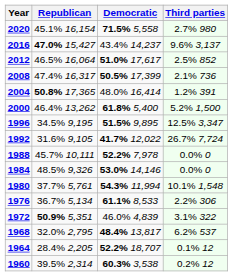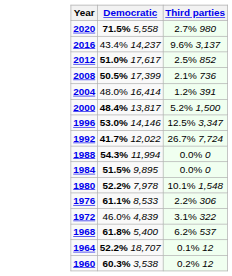- column: (65, 13)
(130, 107) 61.8% 5,400 -> (130, 107) 48.4% 13,817
(130, 123) 51.5% 9,895 -> (130, 123) 53.0% 14,146
(130, 154) 52.2% 7,978 -> (130, 154) 54.3% 11,994
(130, 169) 53.0% 14,146 -> (130, 169) 51.5% 9,895
(130, 185) 54.3% 11,994 -> (130, 185) 52.2% 7,978
(130, 232) 48.4% 13,817 -> (130, 232) 61.8% 5,400
